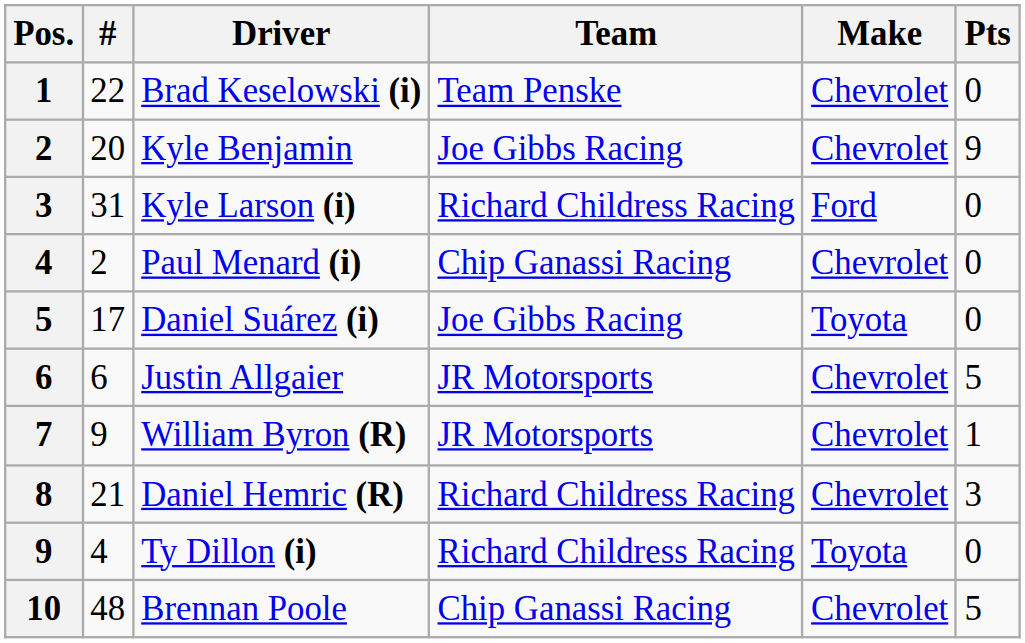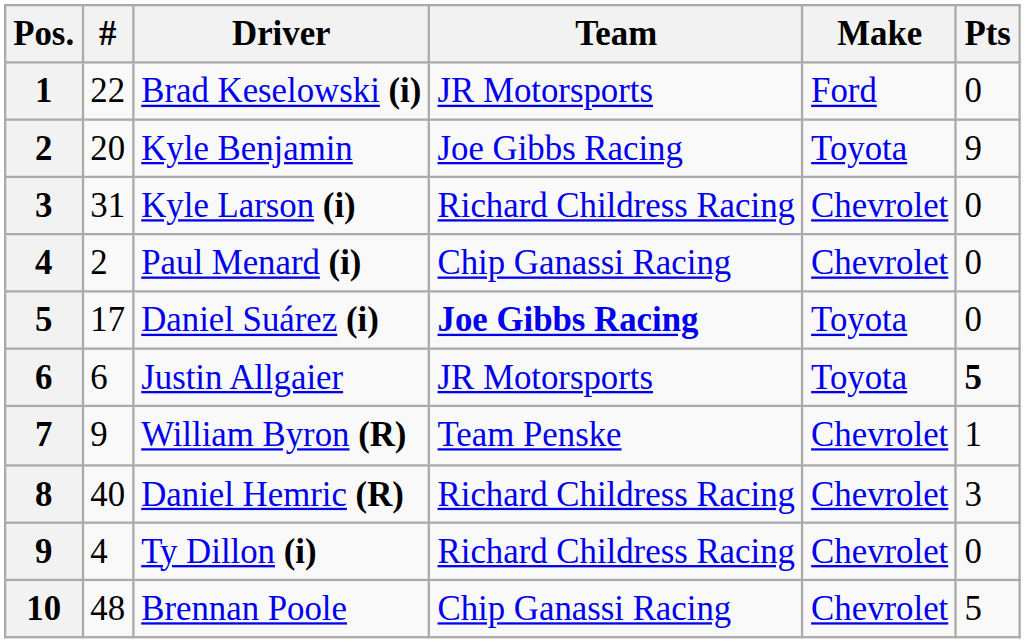(530, 90) Team Penske -> (545, 90) JR Motorsports
(880, 90) Chevrolet -> (844, 90) Ford
(880, 148) Chevrolet -> (859, 148) Toyota
(844, 205) Ford -> (880, 205) Chevrolet
(560, 320) normal -> (568, 320) bold
(880, 377) Chevrolet -> (859, 377) Toyota
(973, 377) normal -> (973, 377) bold
(545, 435) JR Motorsports -> (530, 435) Team Penske
(108, 492) 21 -> (108, 492) 40
(859, 549) Toyota -> (880, 549) Chevrolet
